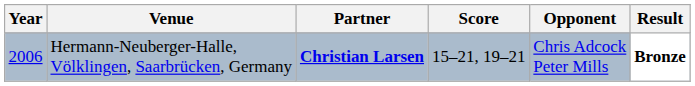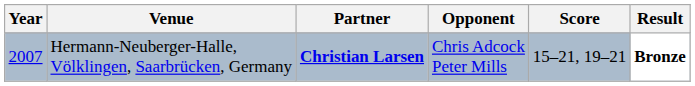columns swapped: (580, 18) <-> (479, 18)
(26, 56) 2006 -> (26, 56) 2007
